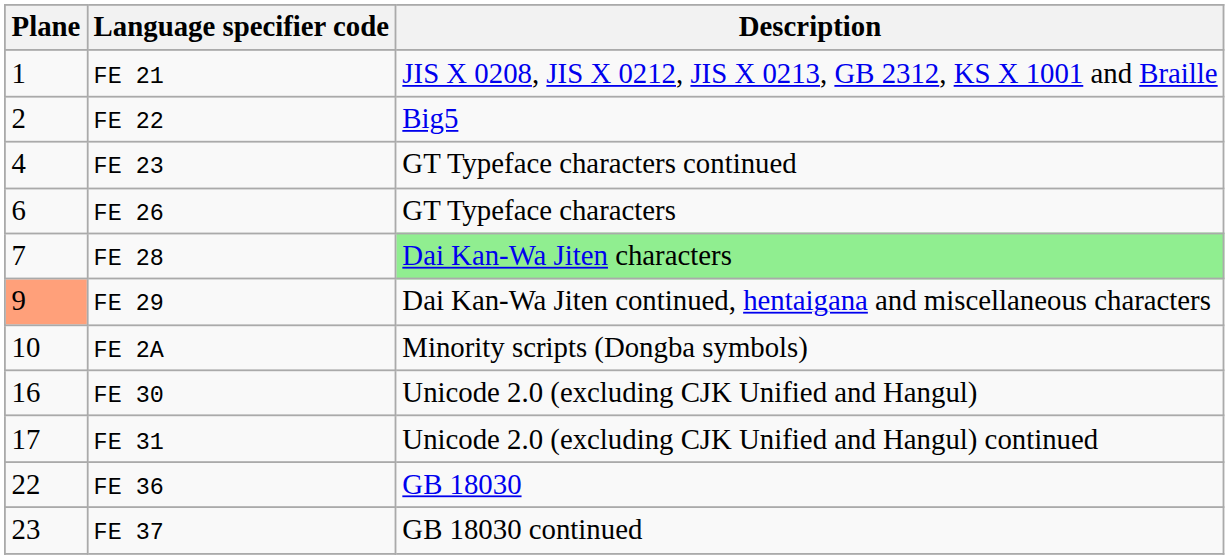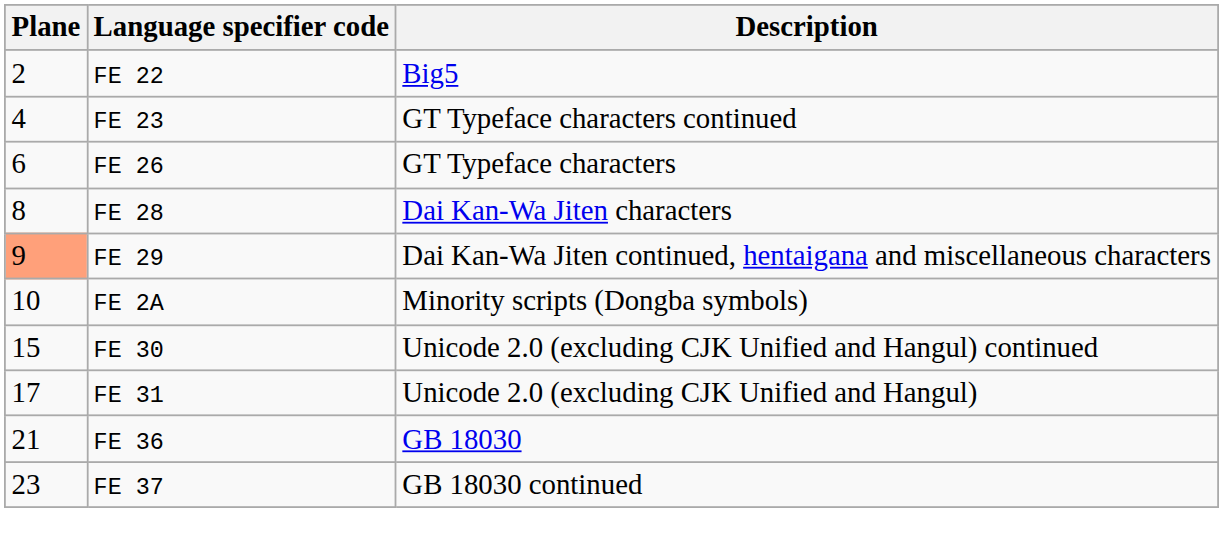- row: (129, 76)
(19, 255) 7 -> (19, 210) 8
(567, 255) lightgreen background -> (567, 210) no background
(26, 392) 16 -> (26, 347) 15
(690, 392) Unicode 2.0 (excluding CJK Unified and Hangul) -> (750, 347) Unicode 2.0 (excluding CJK Unified and Hangul) continued
(750, 438) Unicode 2.0 (excluding CJK Unified and Hangul) continued -> (690, 392) Unicode 2.0 (excluding CJK Unified and Hangul)
(26, 484) 22 -> (26, 438) 21
